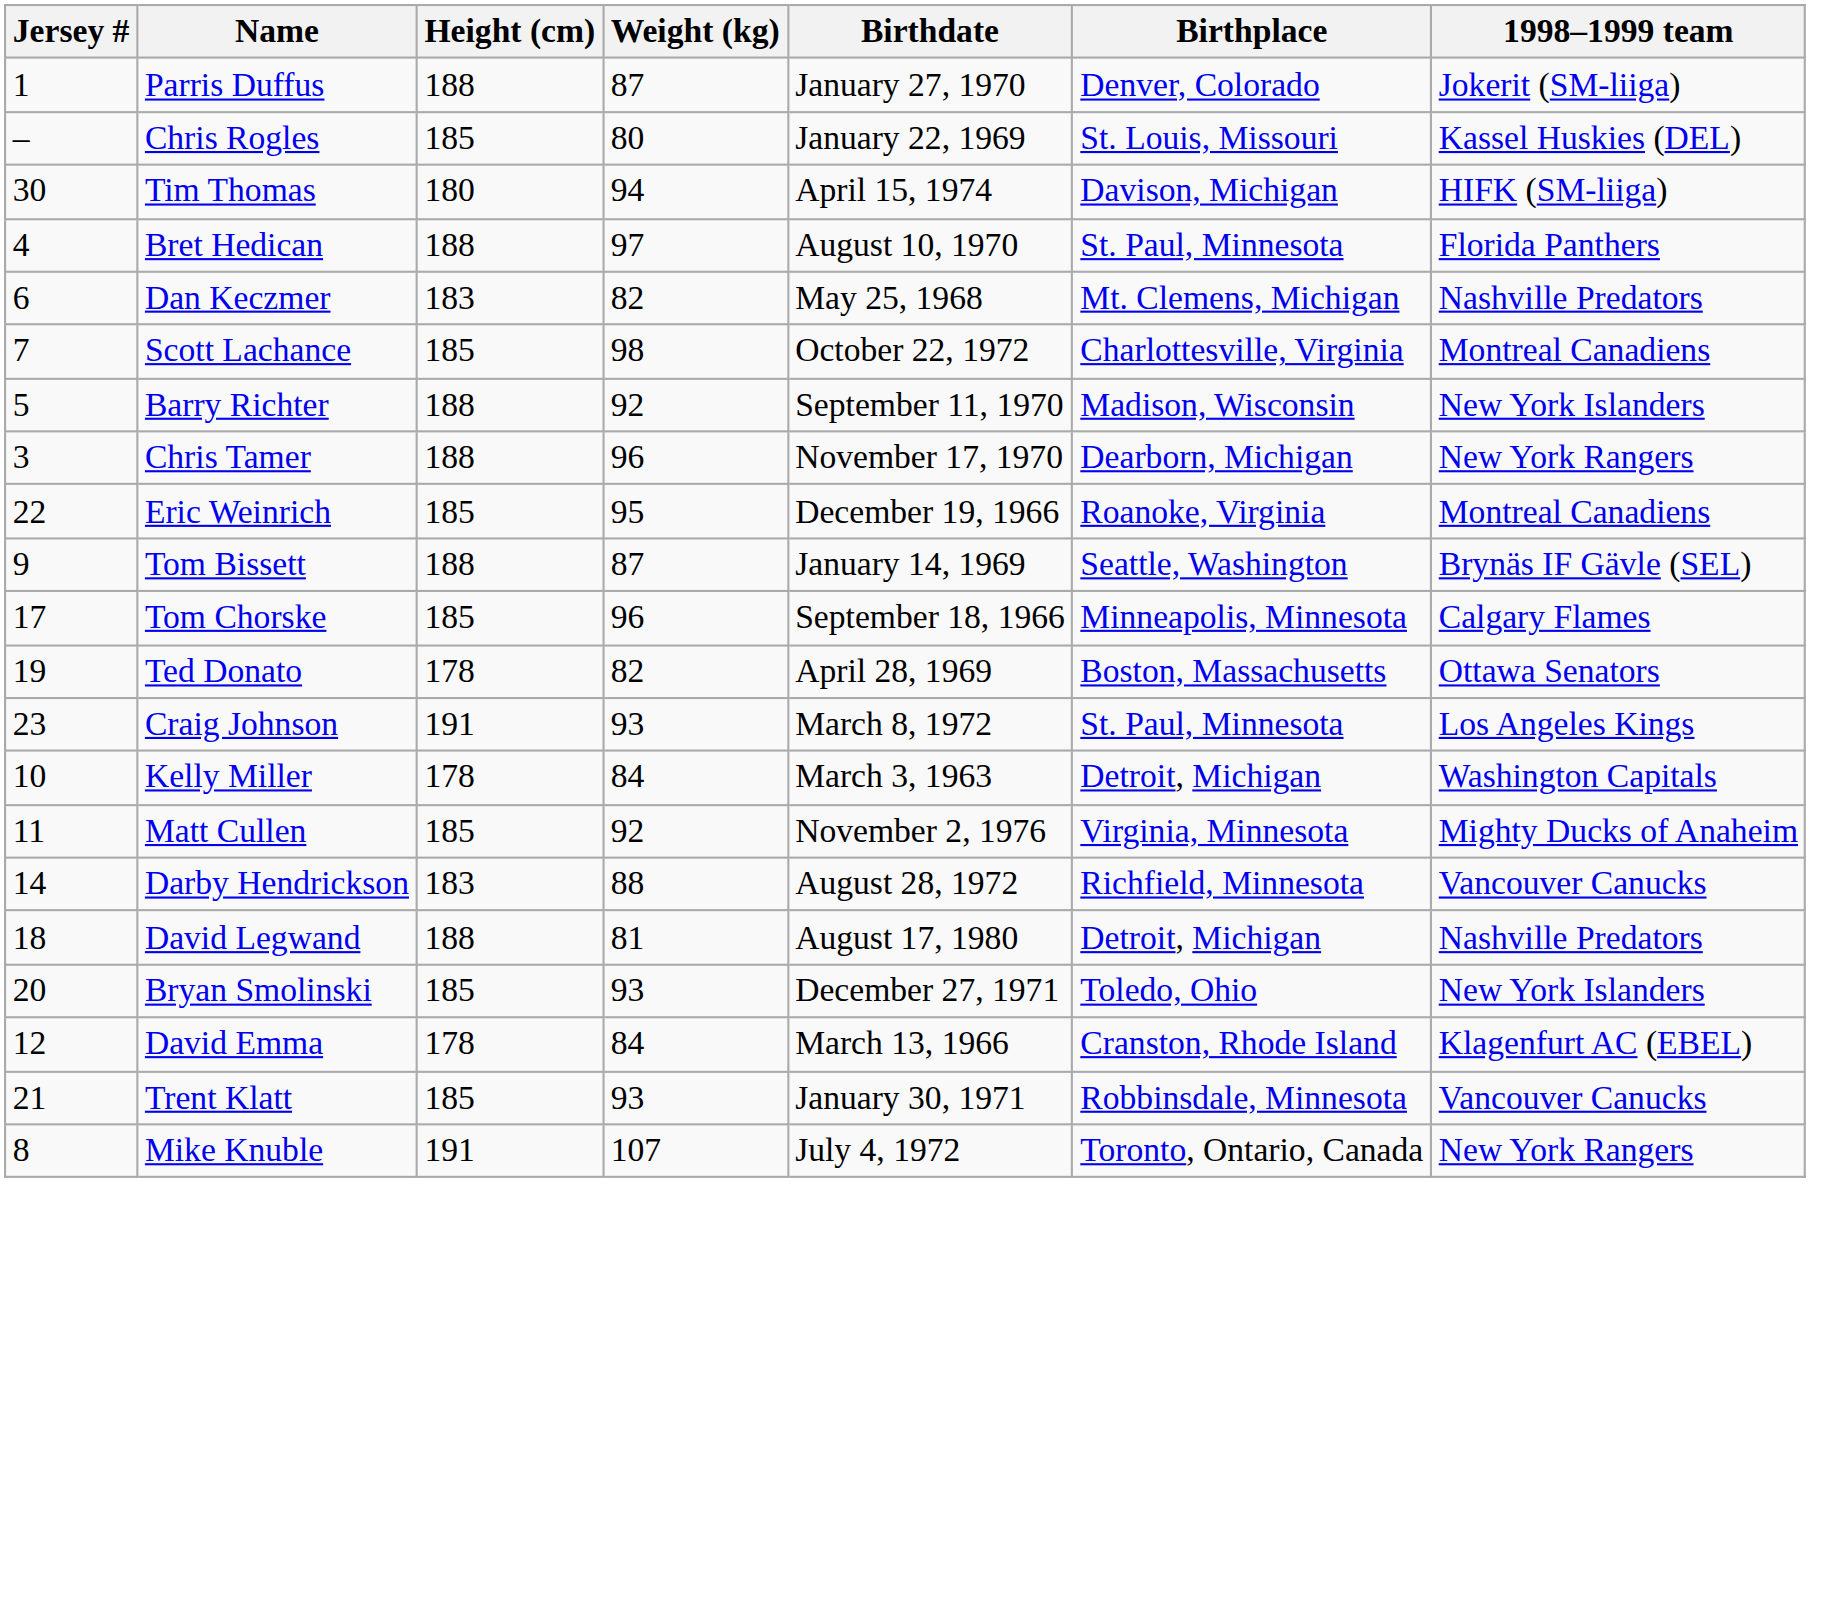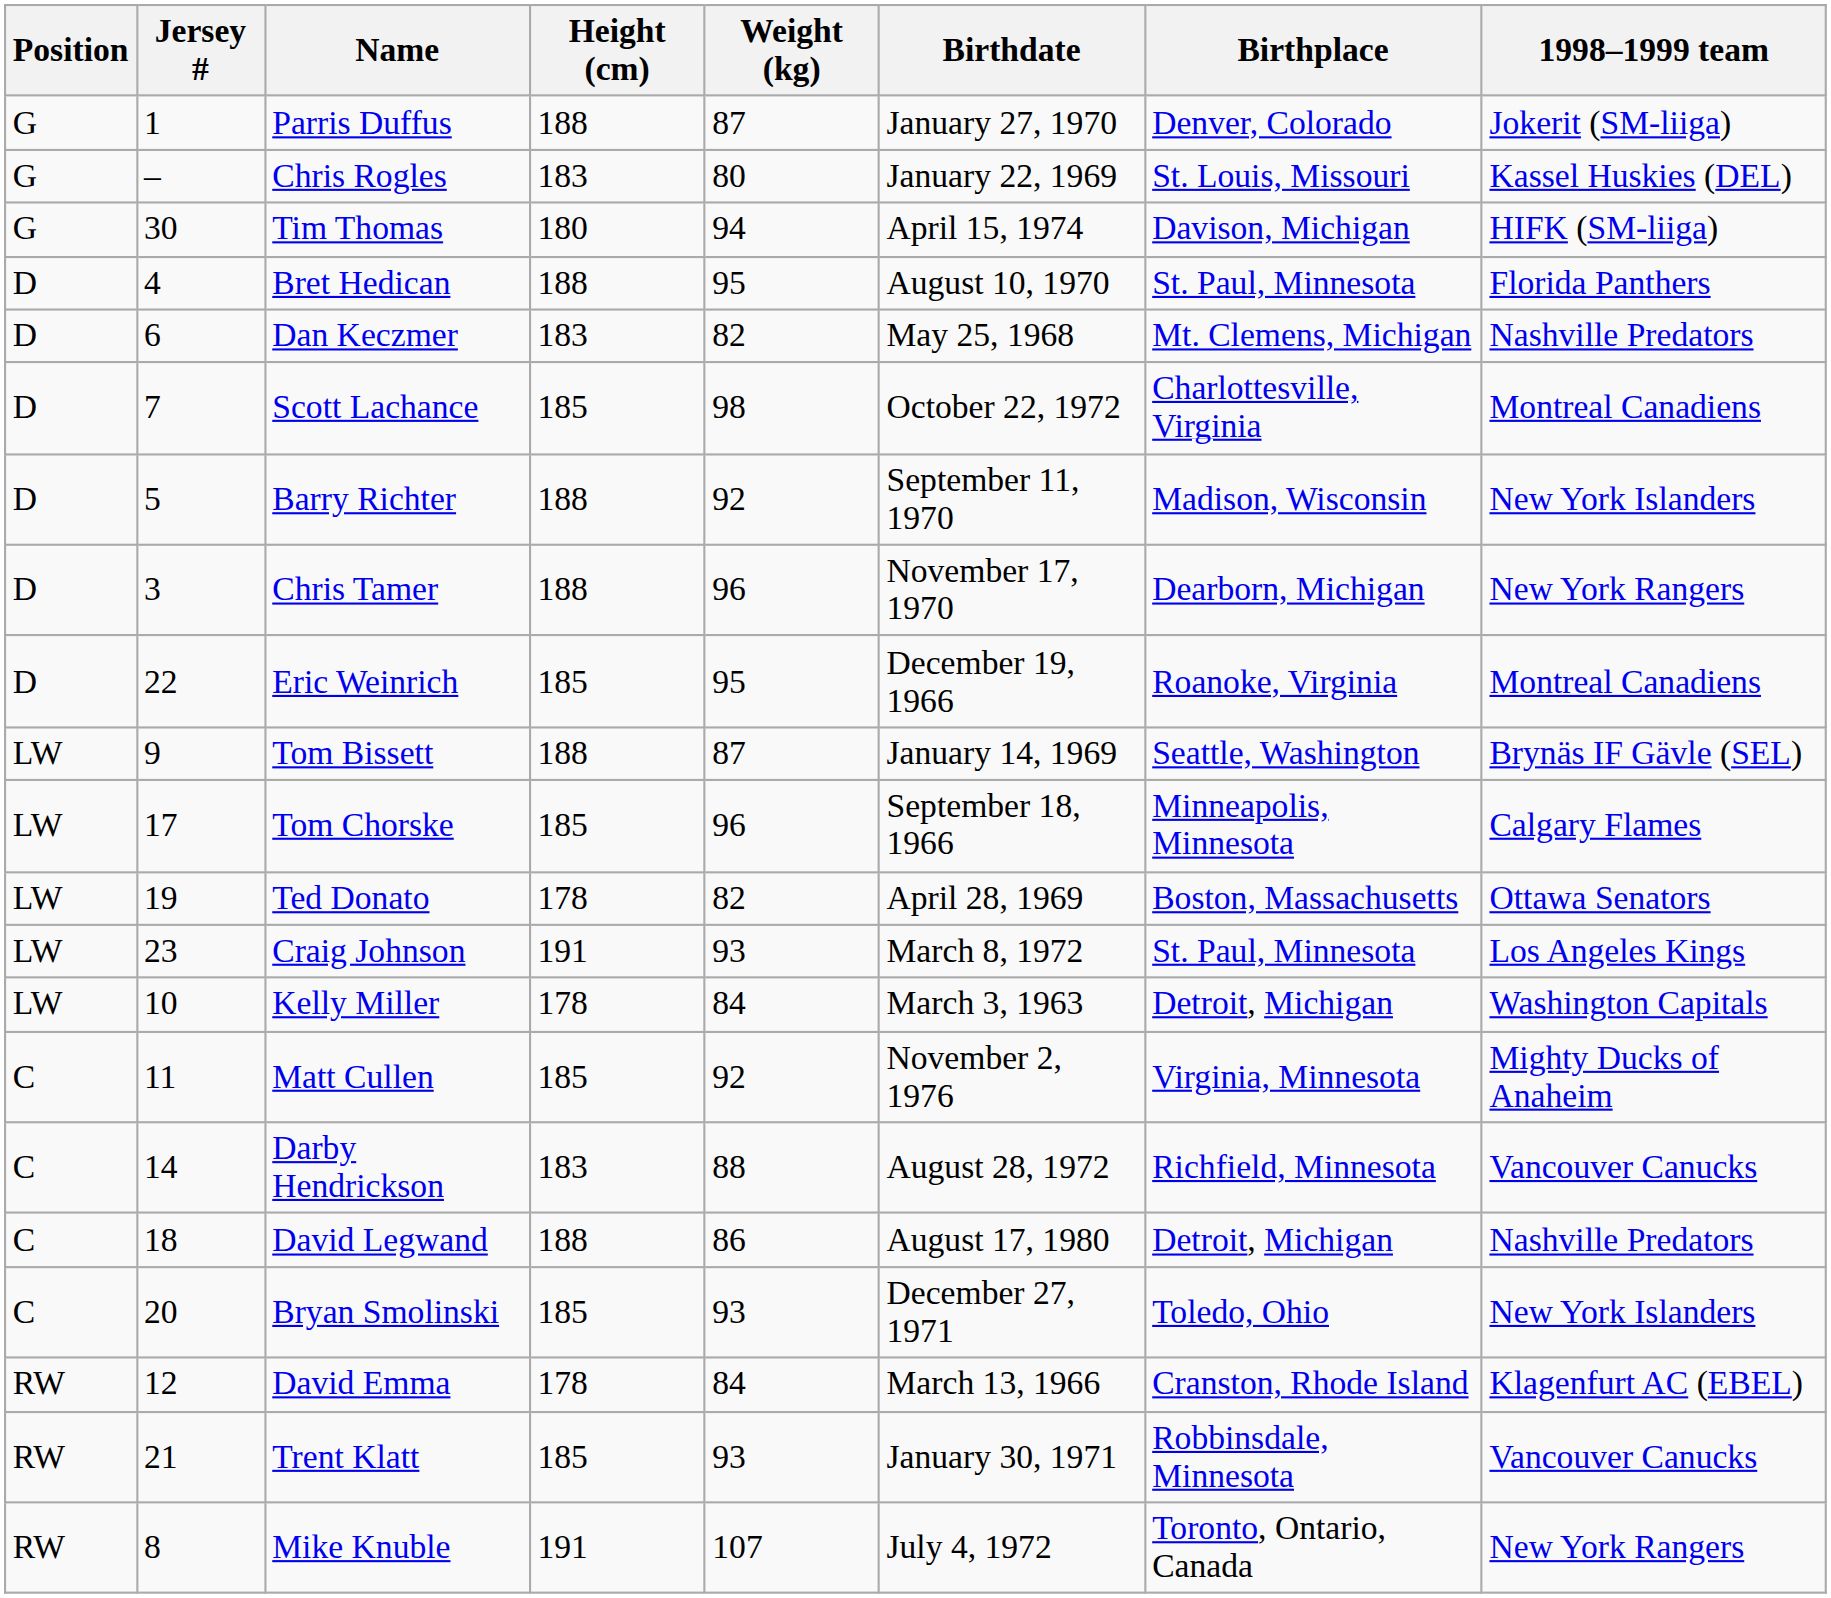+ column: (71, 50)
(450, 137) 185 -> (563, 175) 183
(628, 244) 97 -> (729, 282) 95
(628, 937) 81 -> (729, 1239) 86
